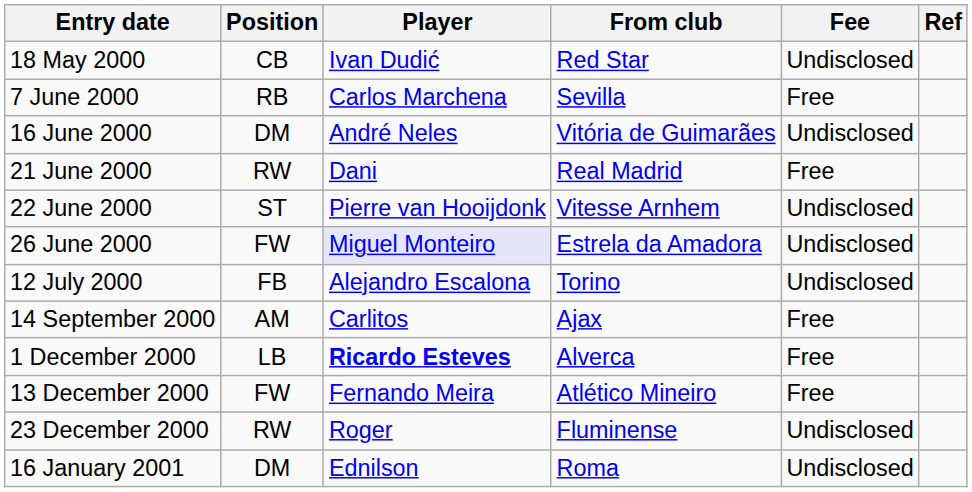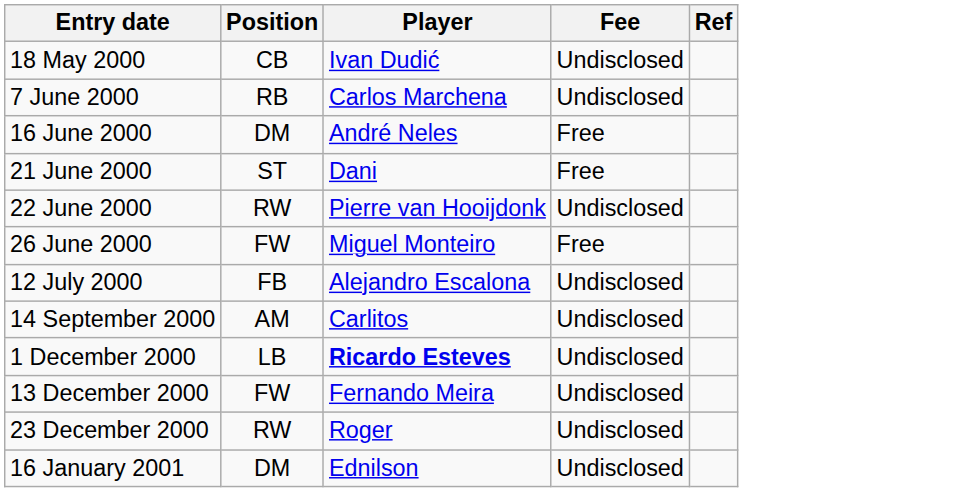- column: (666, 23)
(810, 97) Free -> (620, 97) Undisclosed
(850, 134) Undisclosed -> (581, 134) Free
(272, 171) RW -> (272, 171) ST
(272, 208) ST -> (272, 208) RW
(412, 245) lavender background -> (412, 245) no background
(850, 245) Undisclosed -> (581, 245) Free
(810, 319) Free -> (620, 319) Undisclosed
(810, 356) Free -> (620, 356) Undisclosed
(810, 393) Free -> (620, 393) Undisclosed
